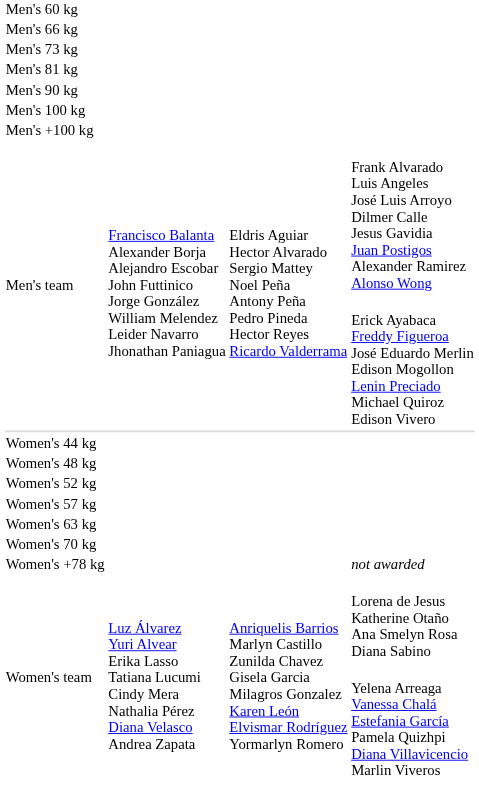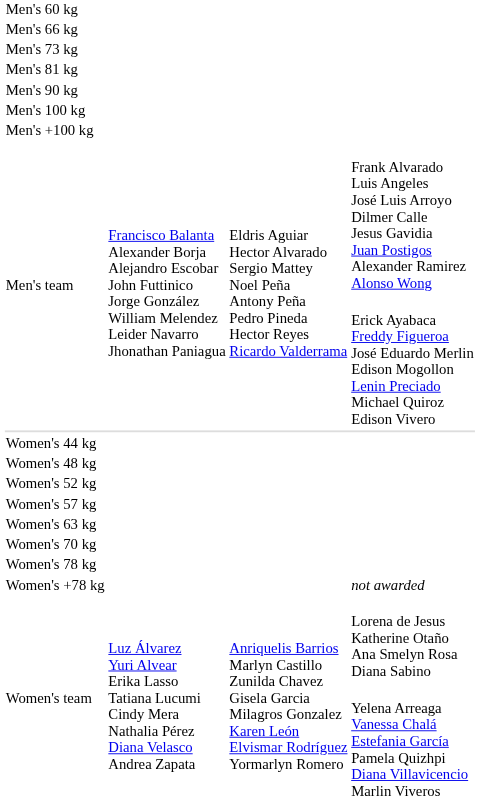+ row: (51, 564)
